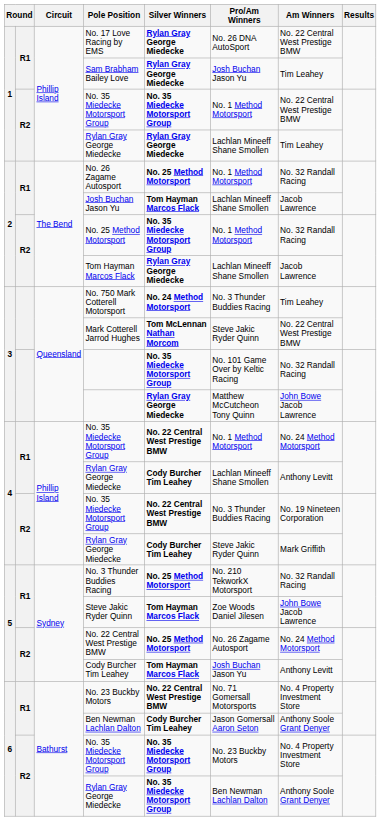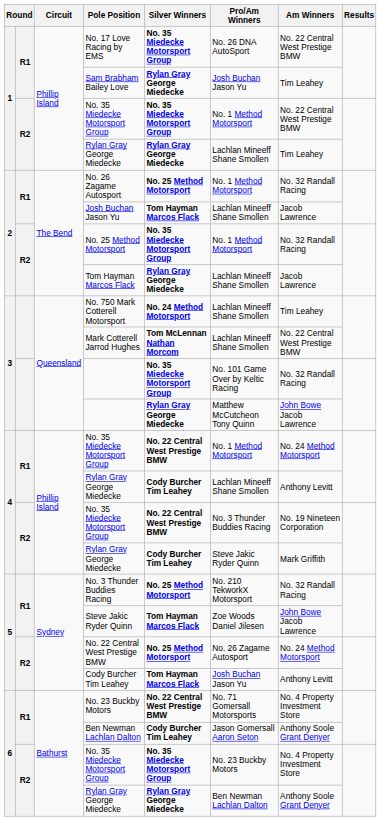(168, 42) Rylan Gray George Miedecke -> (168, 46) No. 35 Miedecke Motorsport Group
(241, 302) No. 3 Thunder Buddies Racing -> (242, 311) Lachlan Mineeff Shane Smollen
(236, 333) Steve Jakic Ryder Quinn -> (242, 343) Lachlan Mineeff Shane Smollen
(168, 796) No. 35 Miedecke Motorsport Group -> (168, 800) Rylan Gray George Miedecke
